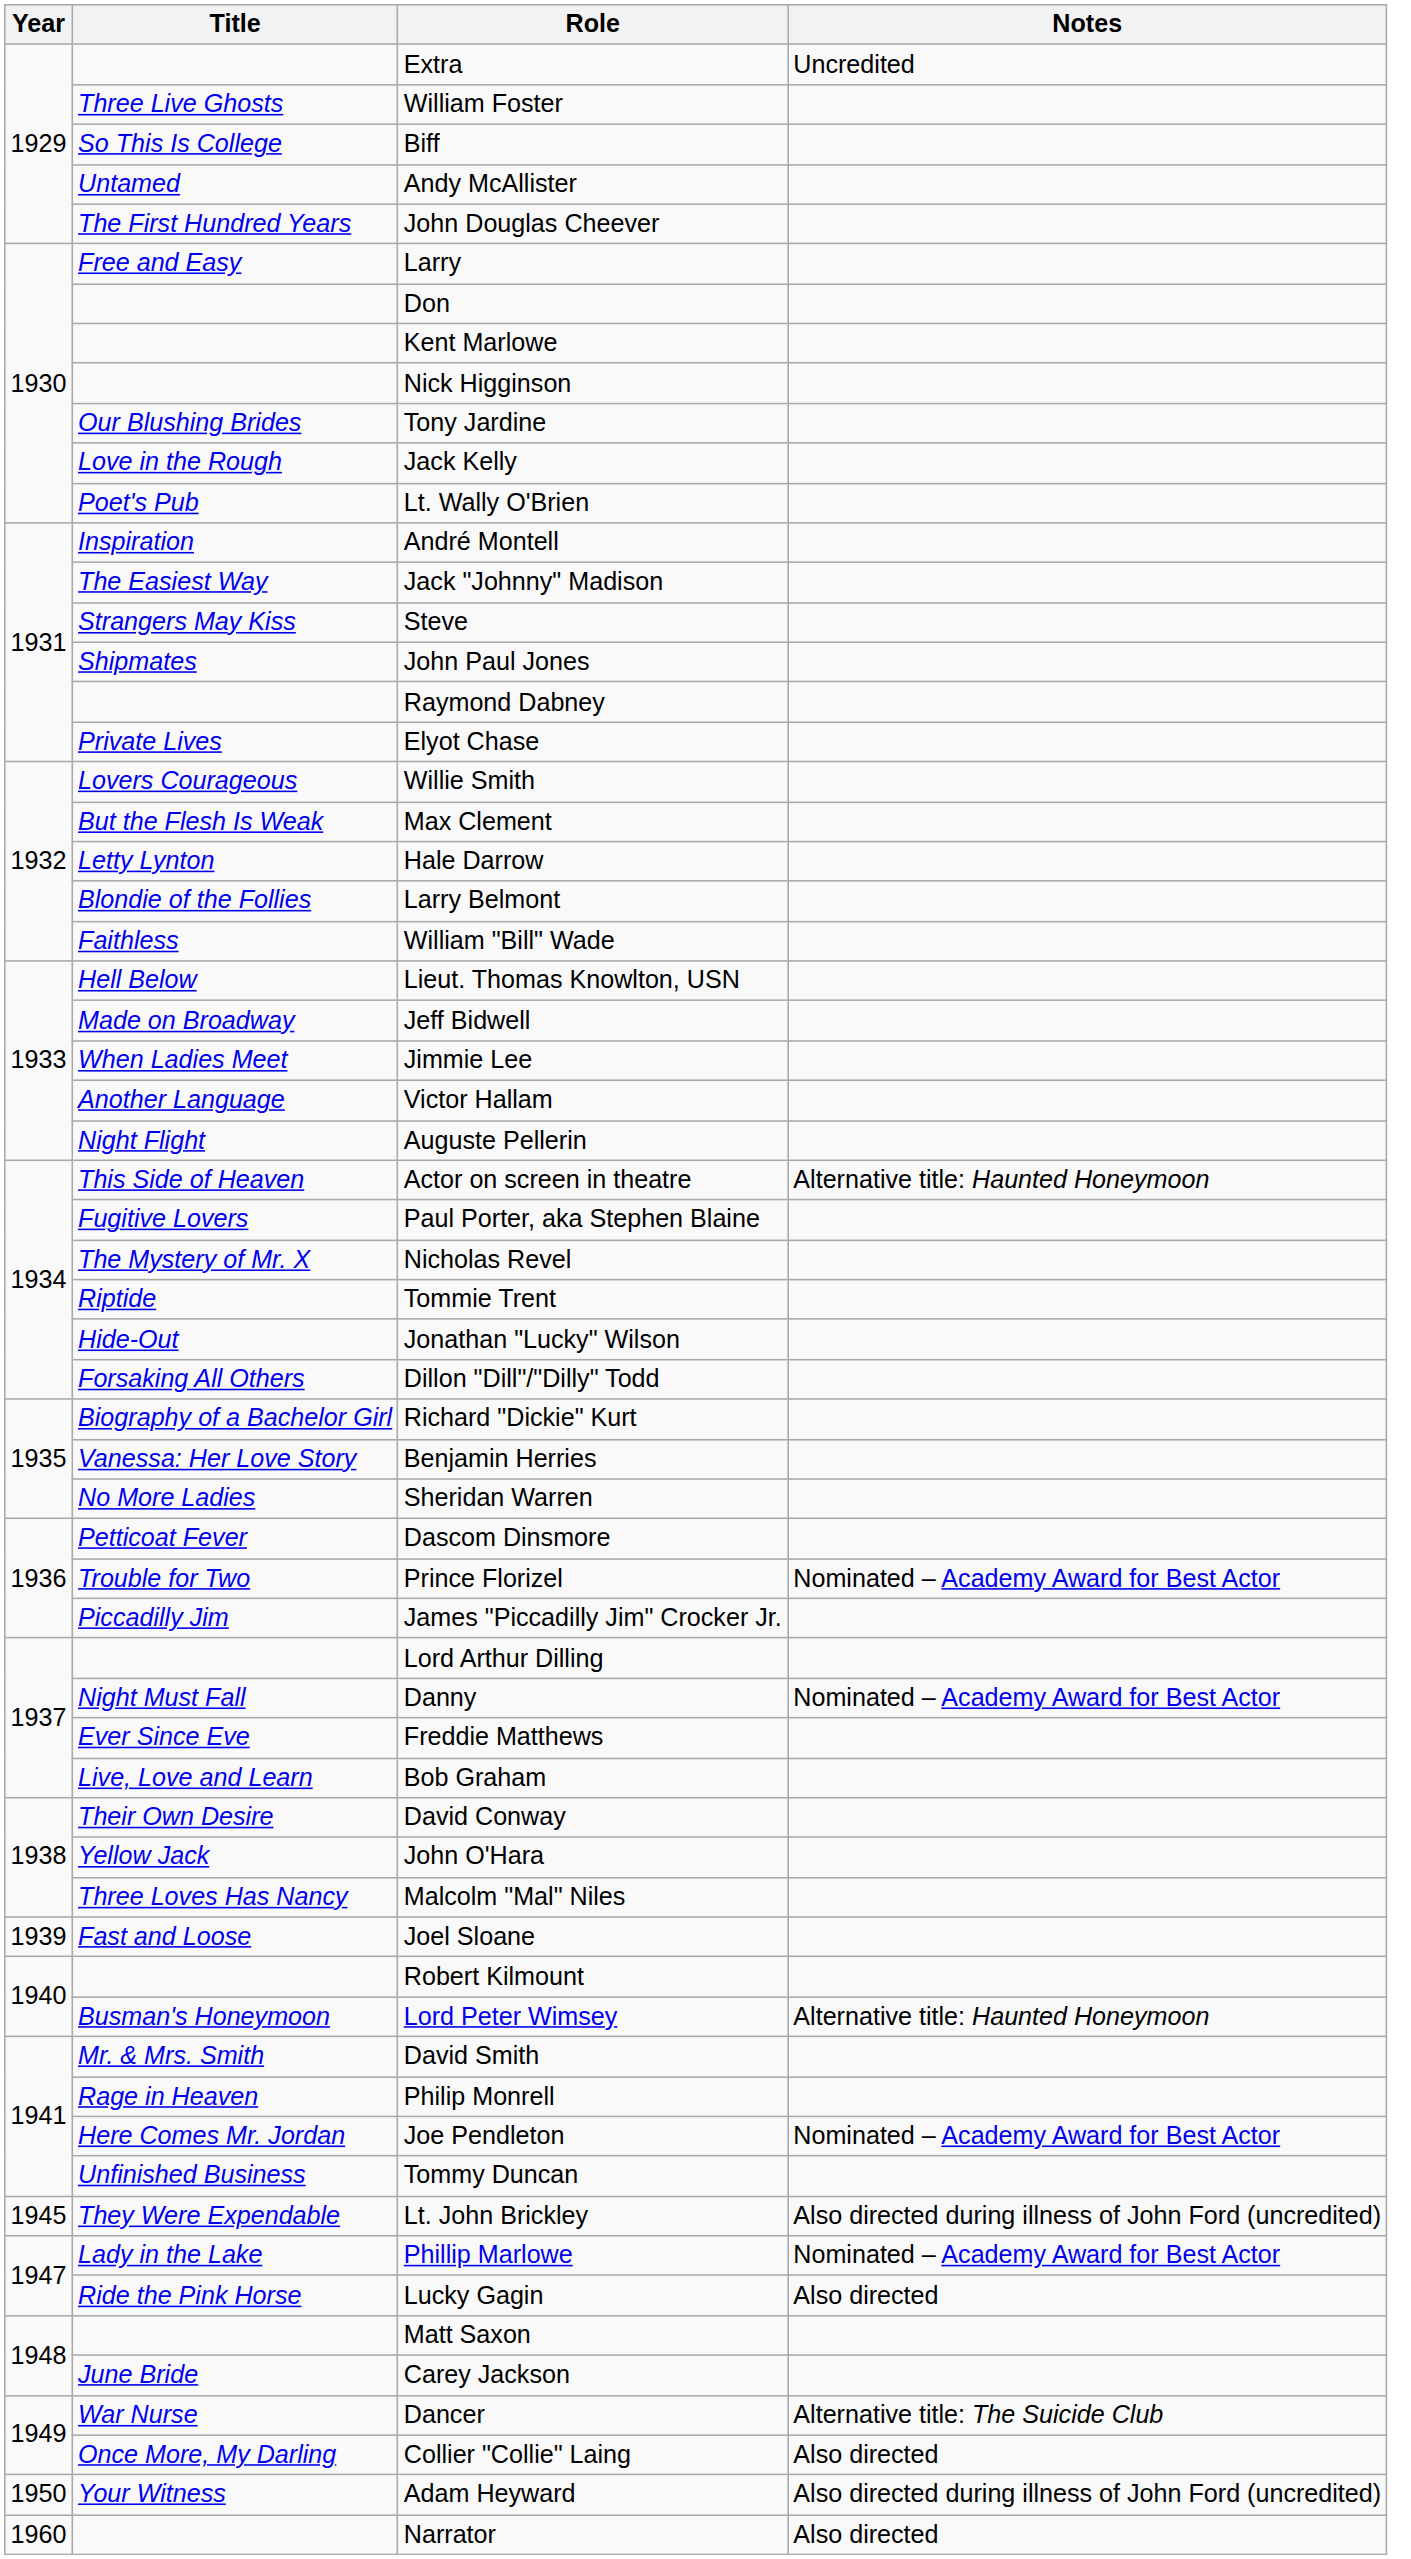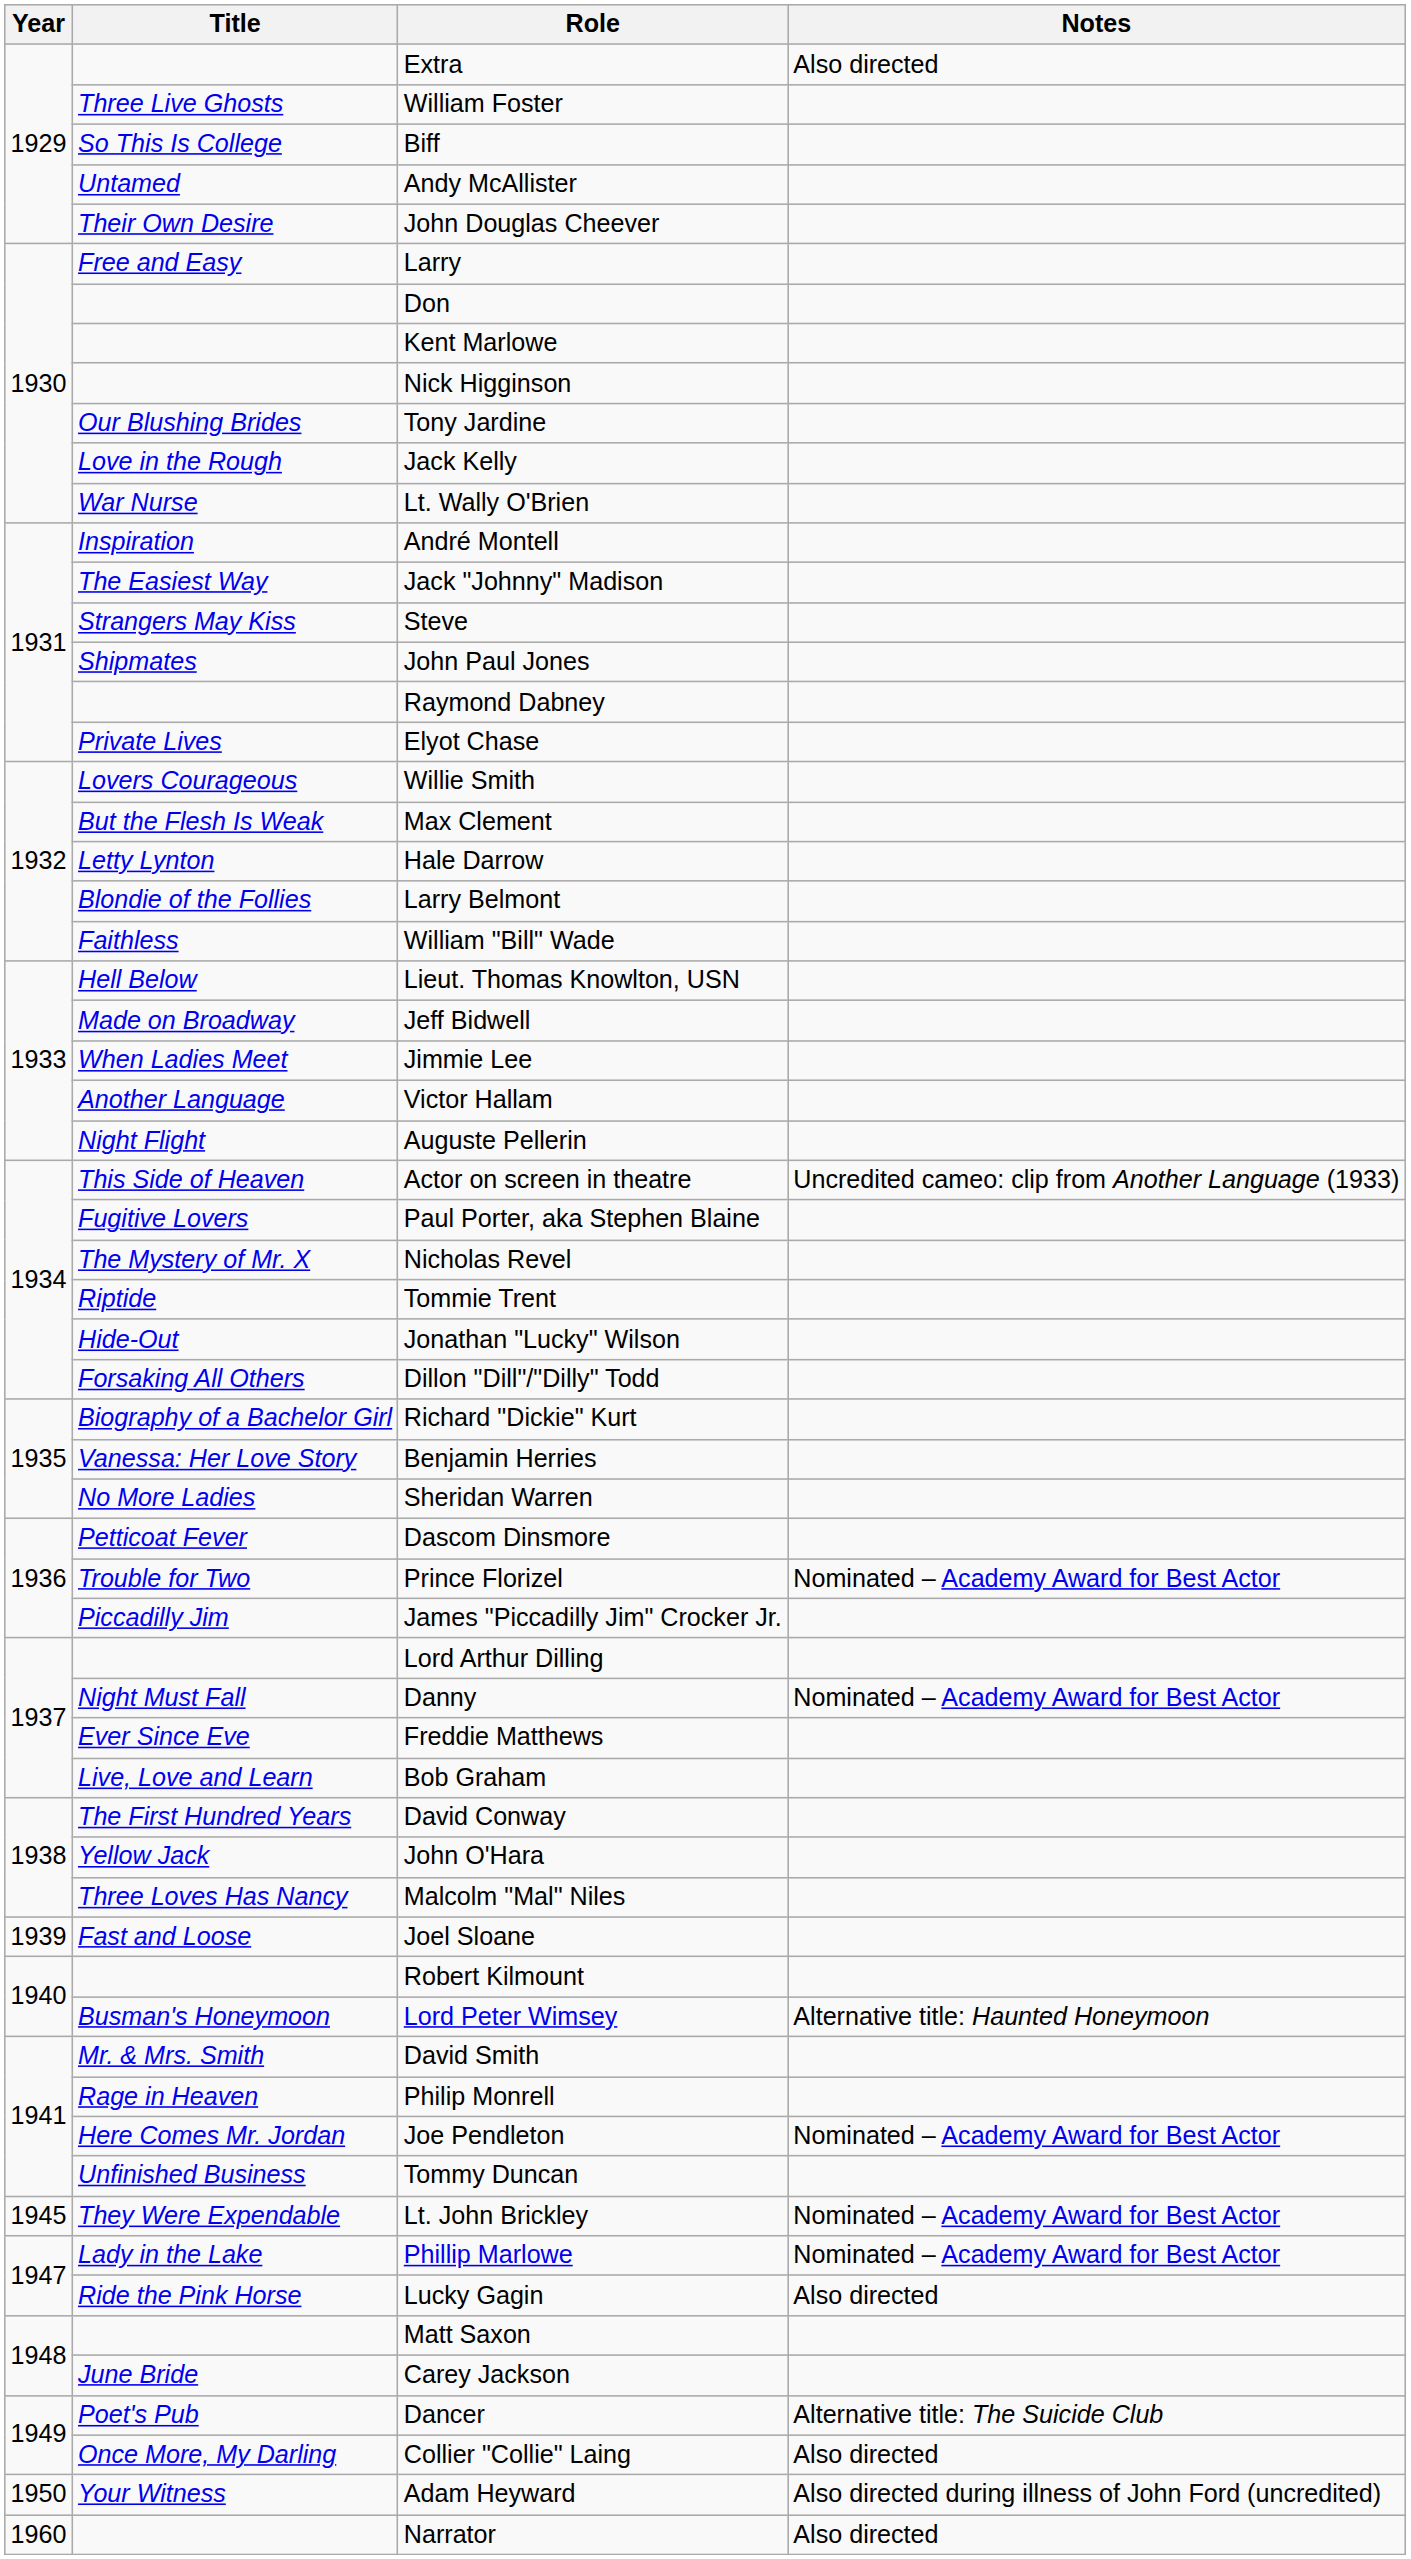(854, 64) Uncredited -> (866, 64) Also directed
(215, 223) The First Hundred Years -> (176, 223) Their Own Desire
(138, 502) Poet's Pub -> (138, 502) War Nurse
(1001, 1179) Alternative title: Haunted Honeymoon -> (1096, 1179) Uncredited cameo: clip from Another Language (1933)
(176, 1817) Their Own Desire -> (215, 1817) The First Hundred Years
(1087, 2215) Also directed during illness of John Ford (uncredited) -> (1037, 2215) Nominated – Academy Award for Best Actor
(138, 2414) War Nurse -> (138, 2414) Poet's Pub
